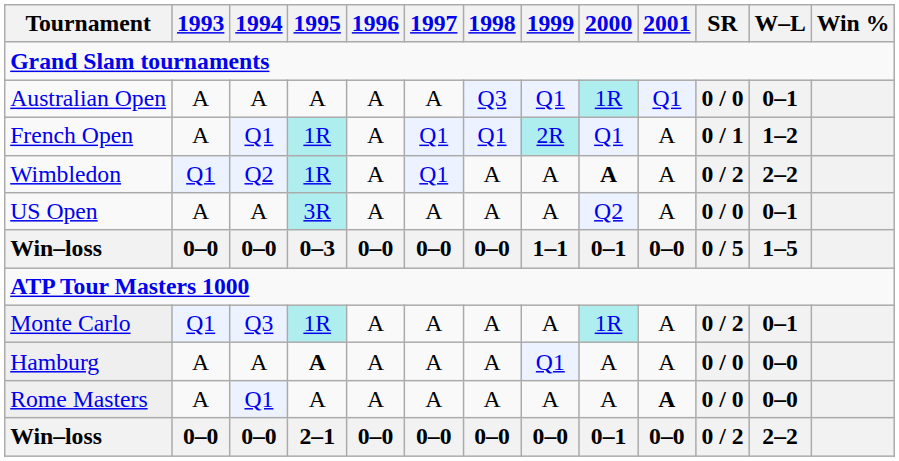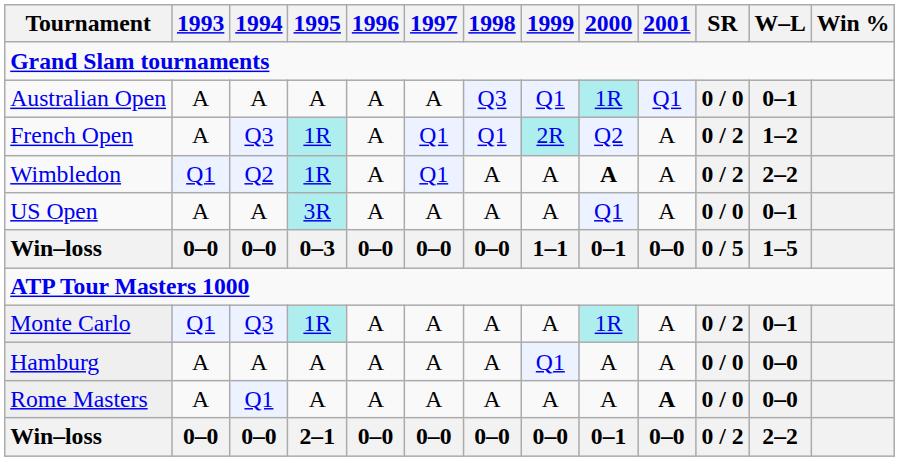(259, 135) Q1 -> (259, 135) Q3
(609, 135) Q1 -> (609, 135) Q2
(723, 135) 0 / 1 -> (723, 135) 0 / 2
(609, 211) Q2 -> (609, 211) Q1
(317, 361) bold -> (317, 361) normal
